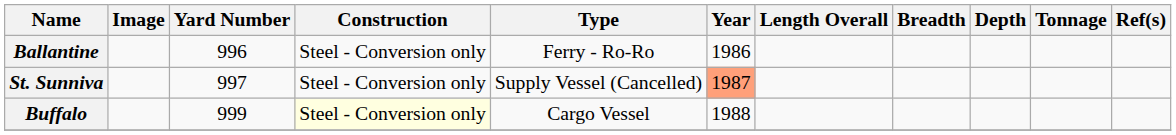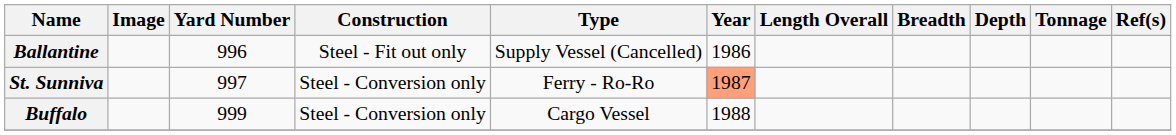(393, 51) Steel - Conversion only -> (393, 51) Steel - Fit out only
(598, 51) Ferry - Ro-Ro -> (598, 51) Supply Vessel (Cancelled)
(598, 82) Supply Vessel (Cancelled) -> (598, 82) Ferry - Ro-Ro
(393, 113) lightyellow background -> (393, 113) no background
